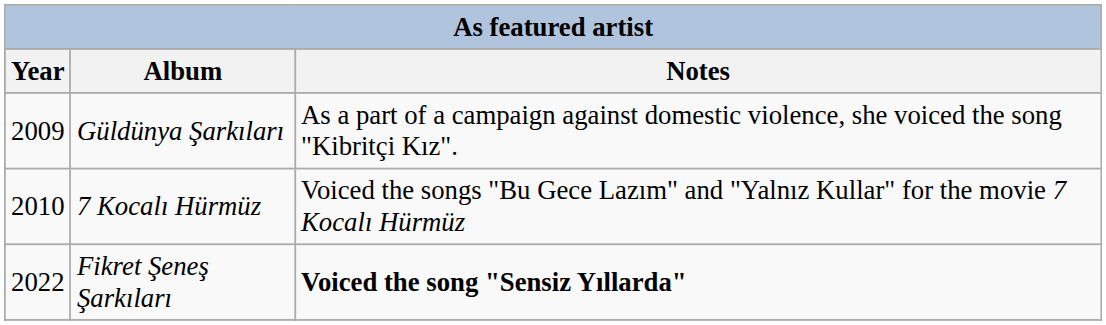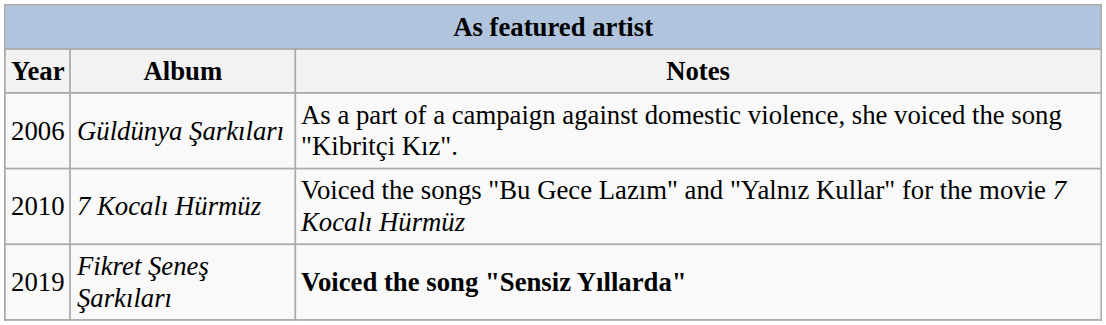(38, 130) 2009 -> (38, 130) 2006
(38, 282) 2022 -> (38, 282) 2019
